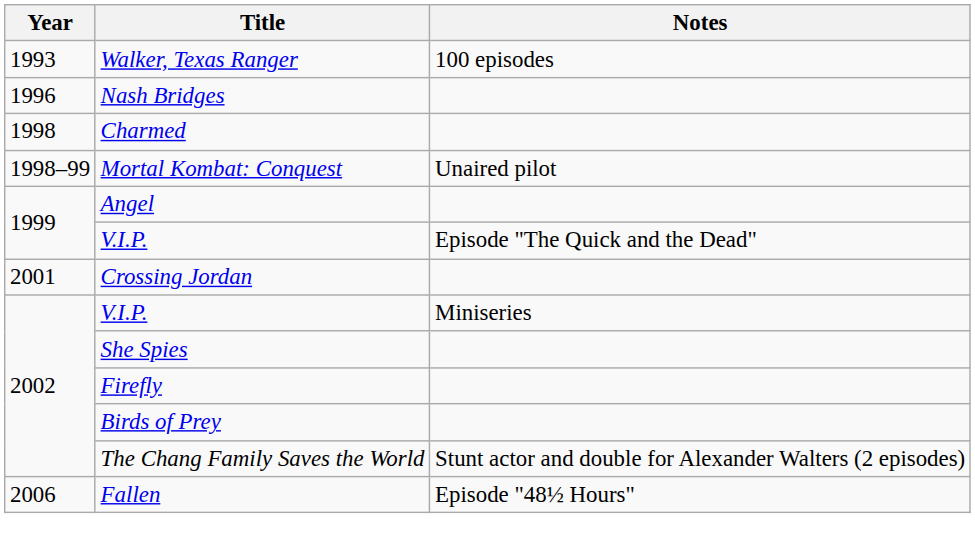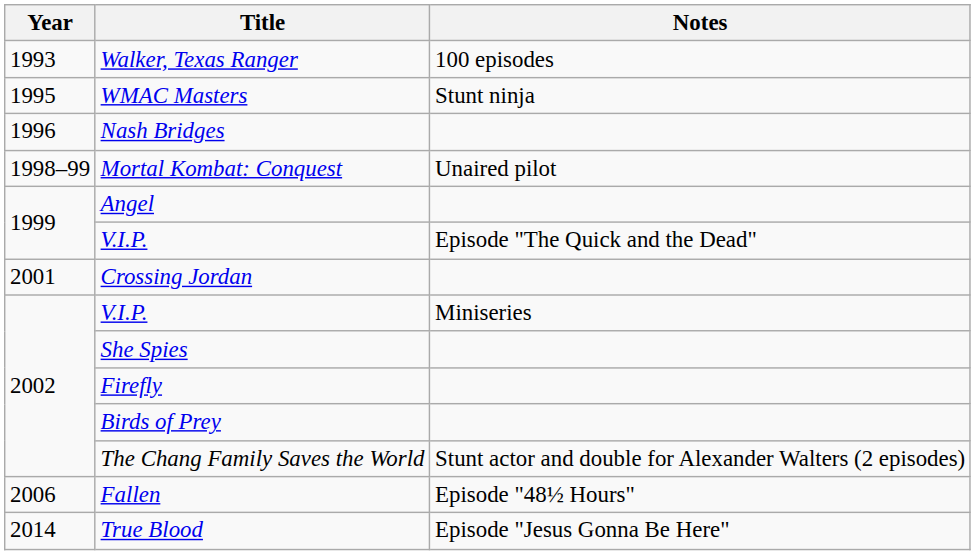+ row: (33, 95)
- row: (33, 131)
+ row: (33, 530)
